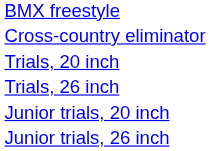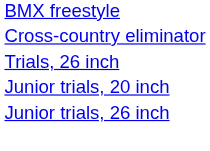- row: (62, 61)
